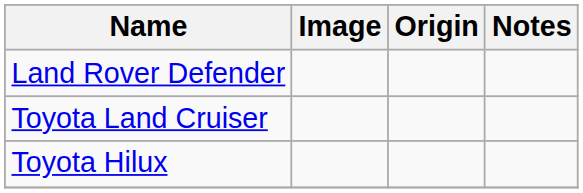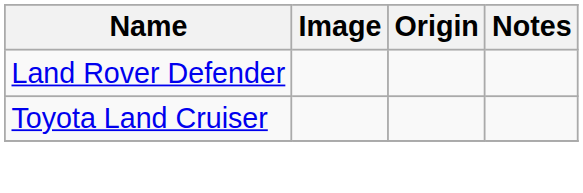- row: (90, 163)
